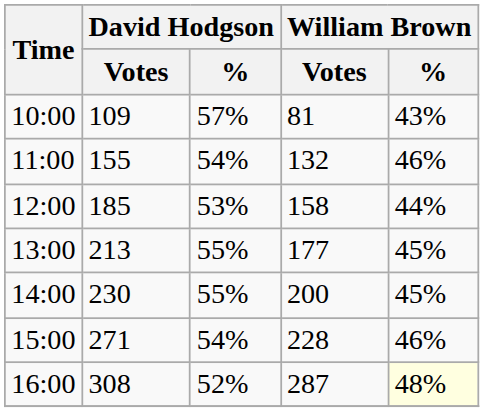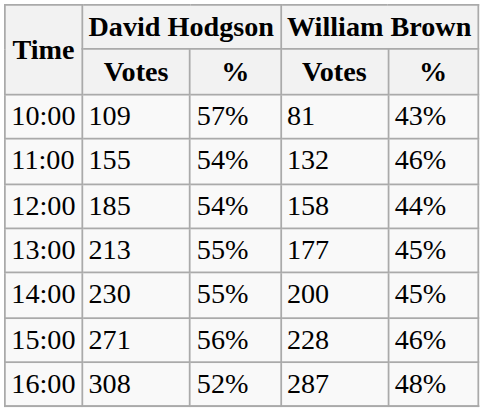(223, 205) 53% -> (223, 205) 54%
(223, 339) 54% -> (223, 339) 56%
(421, 384) lightyellow background -> (421, 384) no background
